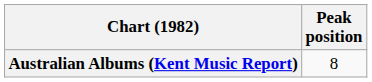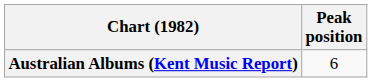(334, 63) 8 -> (334, 63) 6
